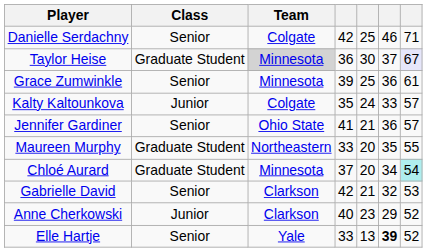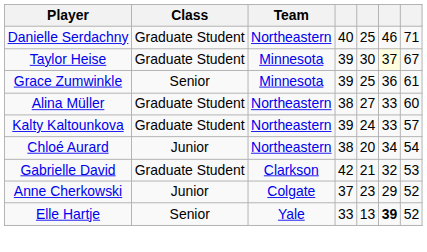(190, 37) Senior -> (190, 37) Graduate Student
(291, 37) Colgate -> (291, 37) Northeastern
(346, 37) 42 -> (346, 37) 40
(291, 59) lightgrey background -> (291, 59) no background
(346, 59) 36 -> (346, 59) 39
(390, 59) no background -> (390, 59) lightyellow background
(411, 59) lavender background -> (411, 59) no background
+ row: (68, 103)
(190, 103) Junior -> (190, 125) Graduate Student
(291, 103) Colgate -> (291, 125) Northeastern
(346, 103) 35 -> (346, 125) 39
- row: (68, 125)
- row: (68, 147)
(190, 170) Graduate Student -> (190, 147) Junior
(291, 170) Minnesota -> (291, 147) Northeastern
(346, 170) 37 -> (346, 147) 38
(411, 170) paleturquoise background -> (411, 147) no background
(190, 192) Senior -> (190, 170) Graduate Student
(291, 214) Clarkson -> (291, 192) Colgate
(346, 214) 40 -> (346, 192) 37
